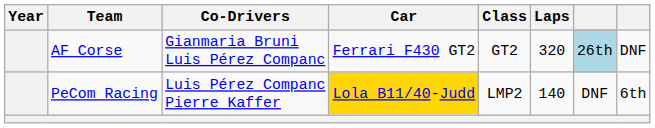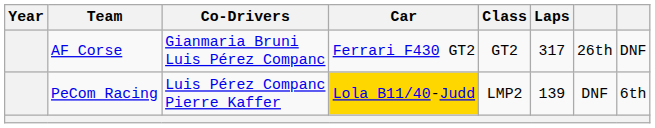(552, 51) 320 -> (552, 51) 317
(595, 51) lightblue background -> (595, 51) no background
(552, 93) 140 -> (552, 93) 139
